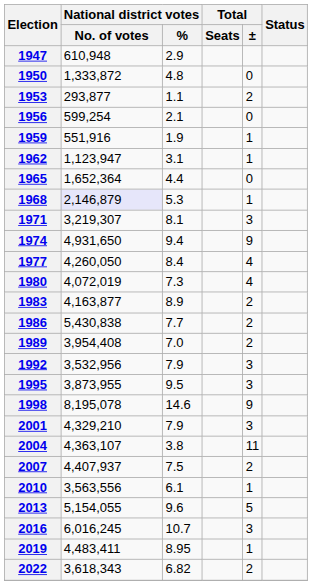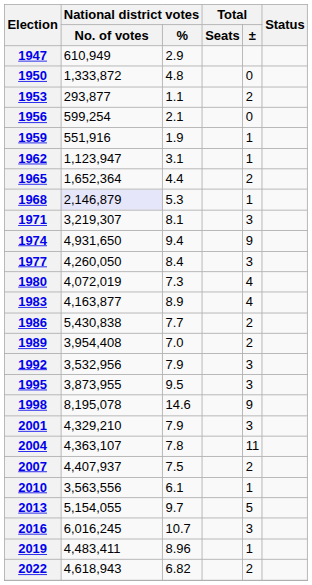(87, 55) 610,948 -> (87, 55) 610,949
(249, 179) 0 -> (249, 179) 2
(249, 261) 4 -> (249, 261) 3
(249, 302) 2 -> (249, 302) 4
(175, 446) 3.8 -> (175, 446) 7.8
(175, 508) 9.6 -> (175, 508) 9.7
(178, 549) 8.95 -> (178, 549) 8.96
(93, 569) 3,618,343 -> (93, 569) 4,618,943
